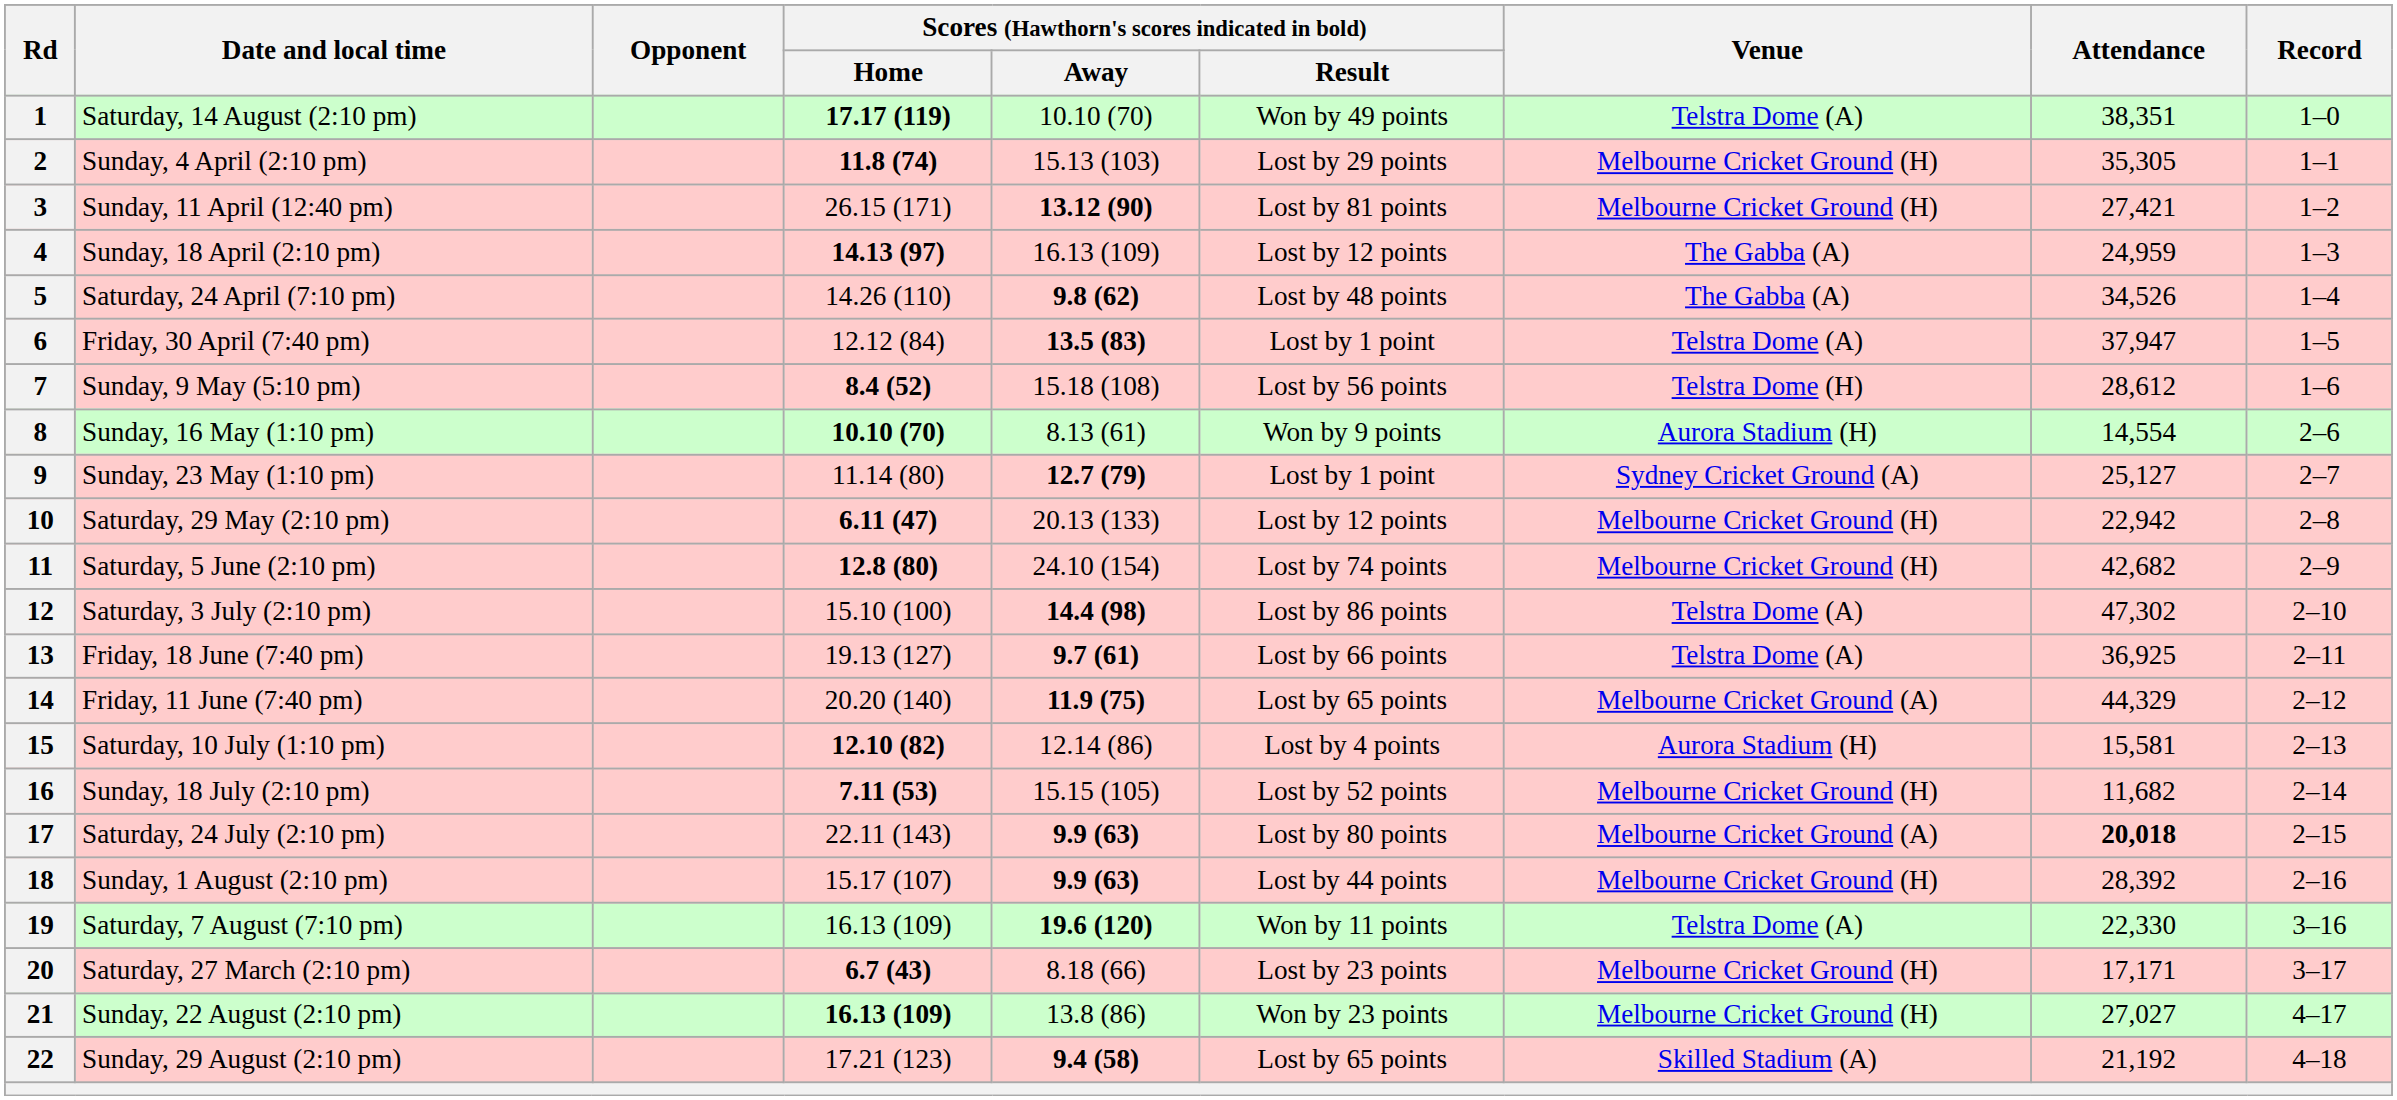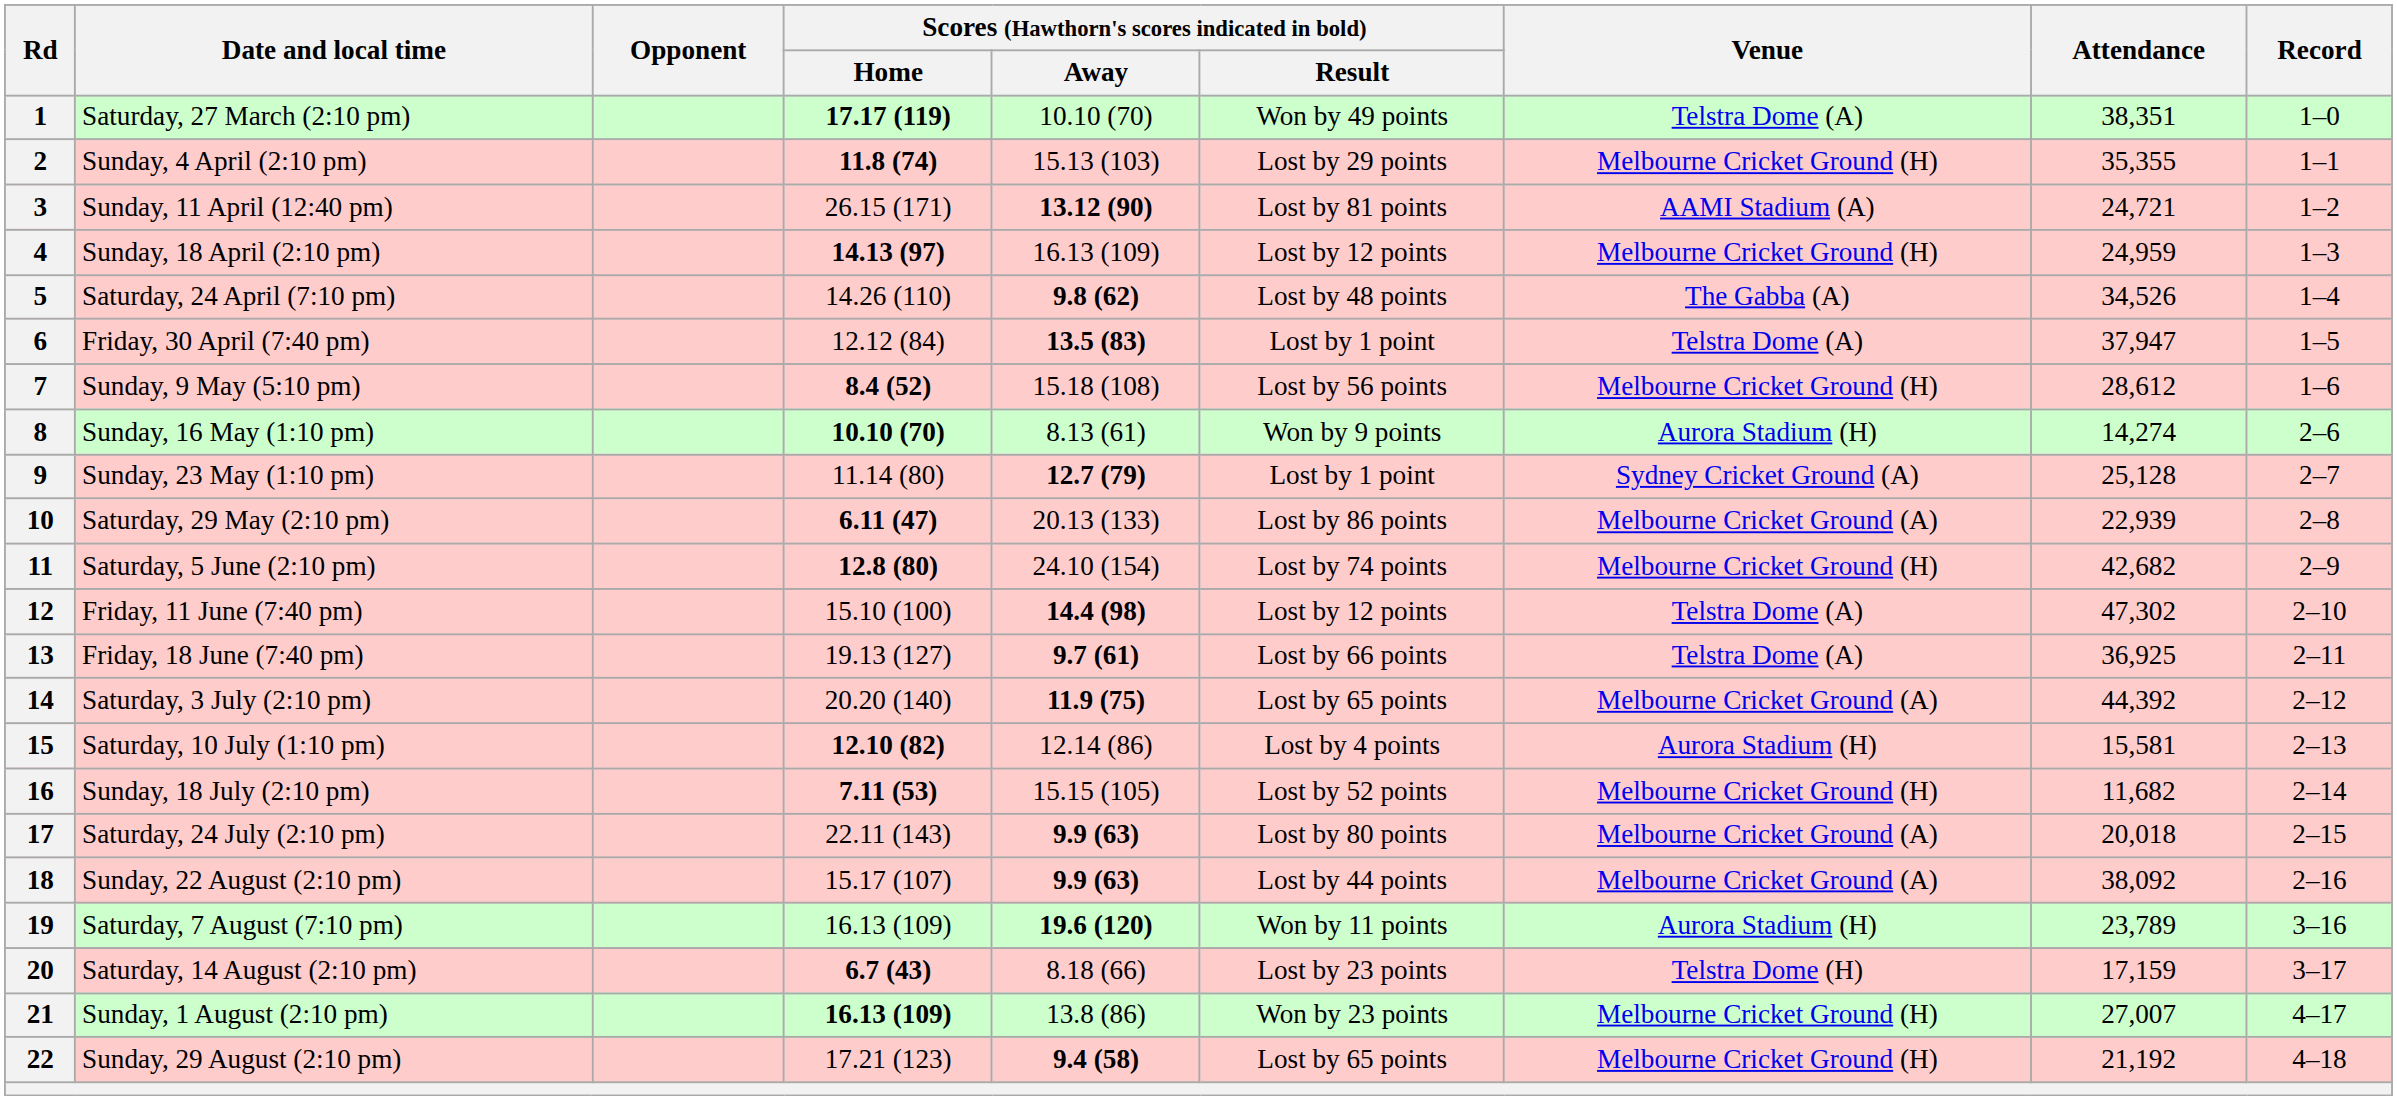(249, 117) Saturday, 14 August (2:10 pm) -> (246, 117) Saturday, 27 March (2:10 pm)
(2139, 161) 35,305 -> (2139, 161) 35,355
(1767, 206) Melbourne Cricket Ground (H) -> (1767, 206) AAMI Stadium (A)
(2139, 206) 27,421 -> (2139, 206) 24,721
(1767, 251) The Gabba (A) -> (1767, 251) Melbourne Cricket Ground (H)
(1767, 386) Telstra Dome (H) -> (1767, 386) Melbourne Cricket Ground (H)
(2139, 431) 14,554 -> (2139, 431) 14,274
(2139, 476) 25,127 -> (2139, 476) 25,128
(1352, 521) Lost by 12 points -> (1352, 521) Lost by 86 points
(1767, 521) Melbourne Cricket Ground (H) -> (1767, 521) Melbourne Cricket Ground (A)
(2139, 521) 22,942 -> (2139, 521) 22,939
(227, 610) Saturday, 3 July (2:10 pm) -> (222, 610) Friday, 11 June (7:40 pm)
(1352, 610) Lost by 86 points -> (1352, 610) Lost by 12 points
(222, 700) Friday, 11 June (7:40 pm) -> (227, 700) Saturday, 3 July (2:10 pm)
(2139, 700) 44,329 -> (2139, 700) 44,392
(2139, 835) bold -> (2139, 835) normal
(235, 880) Sunday, 1 August (2:10 pm) -> (242, 880) Sunday, 22 August (2:10 pm)
(1767, 880) Melbourne Cricket Ground (H) -> (1767, 880) Melbourne Cricket Ground (A)
(2139, 880) 28,392 -> (2139, 880) 38,092
(1767, 925) Telstra Dome (A) -> (1767, 925) Aurora Stadium (H)
(2139, 925) 22,330 -> (2139, 925) 23,789
(246, 969) Saturday, 27 March (2:10 pm) -> (249, 969) Saturday, 14 August (2:10 pm)
(1767, 969) Melbourne Cricket Ground (H) -> (1767, 969) Telstra Dome (H)
(2139, 969) 17,171 -> (2139, 969) 17,159
(242, 1014) Sunday, 22 August (2:10 pm) -> (235, 1014) Sunday, 1 August (2:10 pm)
(2139, 1014) 27,027 -> (2139, 1014) 27,007
(1767, 1059) Skilled Stadium (A) -> (1767, 1059) Melbourne Cricket Ground (H)
